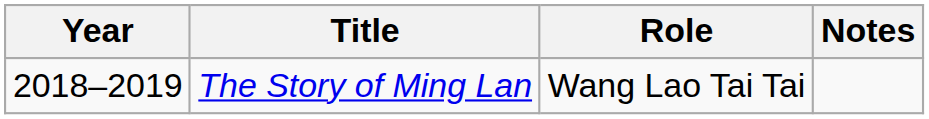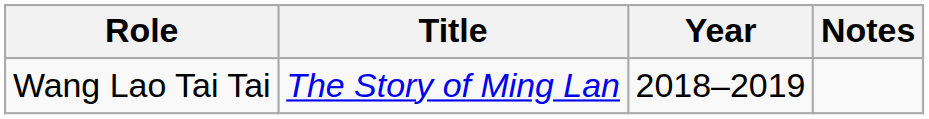columns swapped: (98, 31) <-> (677, 31)
